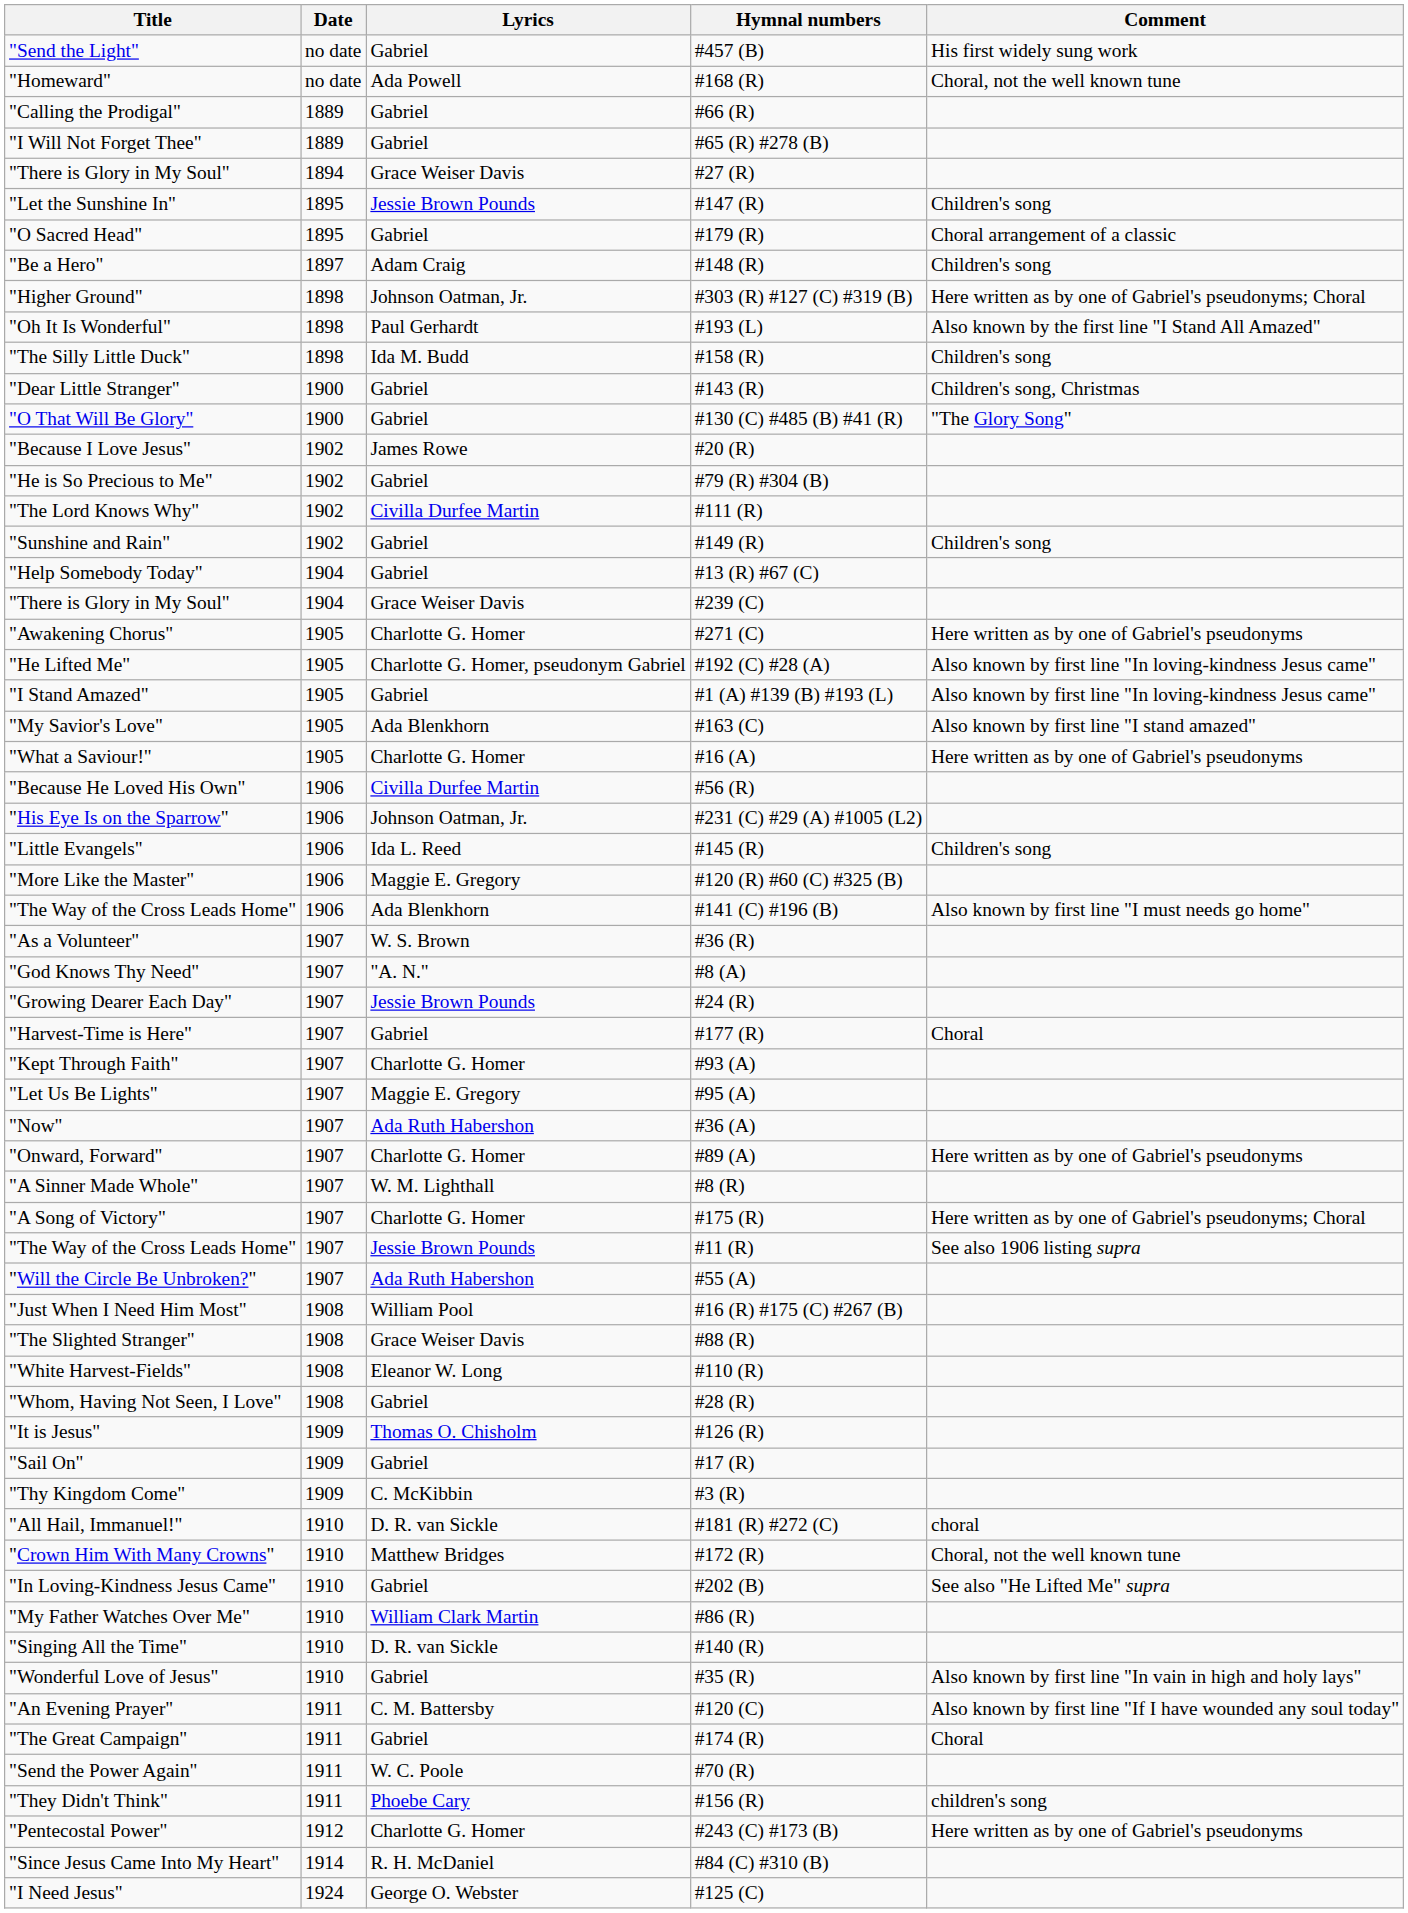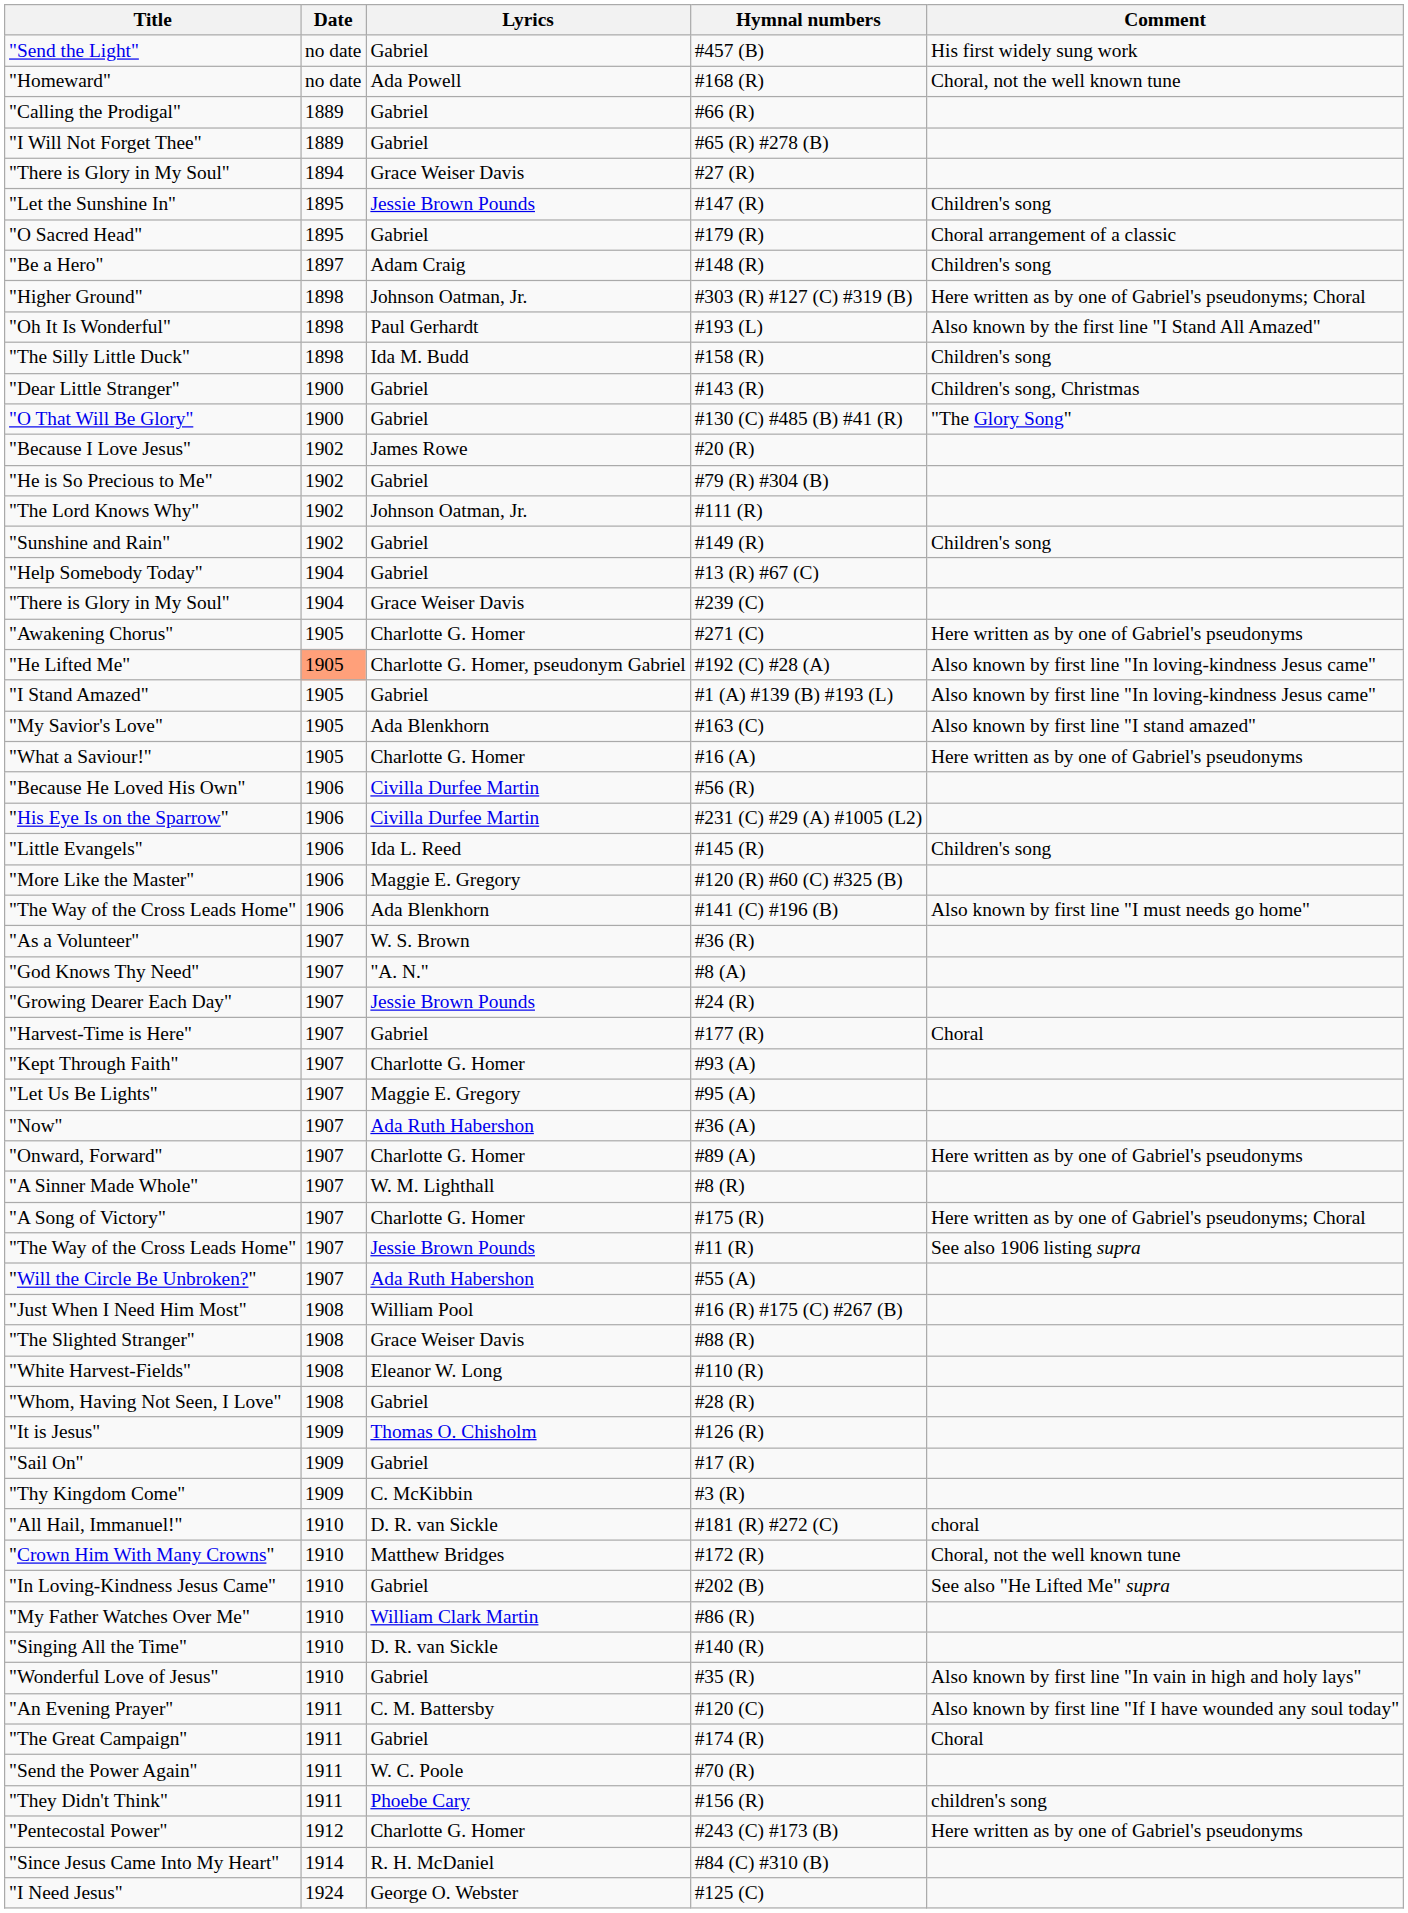(455, 511) Civilla Durfee Martin -> (449, 511) Johnson Oatman, Jr.
(324, 664) no background -> (324, 664) lightsalmon background
(449, 818) Johnson Oatman, Jr. -> (455, 818) Civilla Durfee Martin
